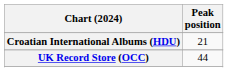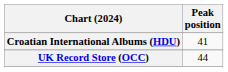(203, 41) 21 -> (203, 41) 41
